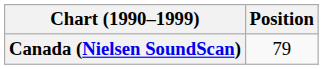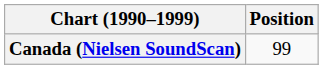(282, 49) 79 -> (282, 49) 99
